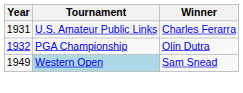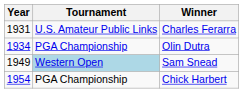(19, 46) 1932 -> (19, 46) 1934
+ row: (194, 79)
